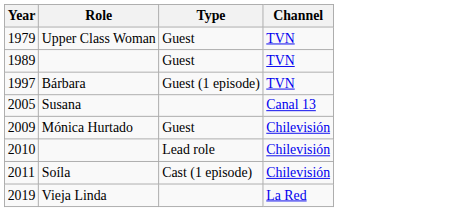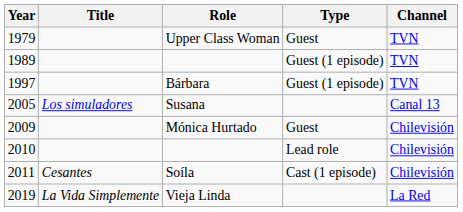+ column: (101, 15)
(178, 60) Guest -> (335, 60) Guest (1 episode)
